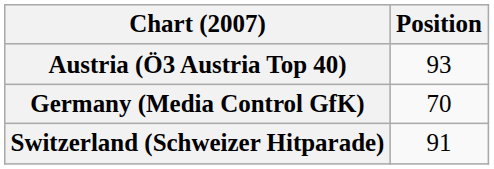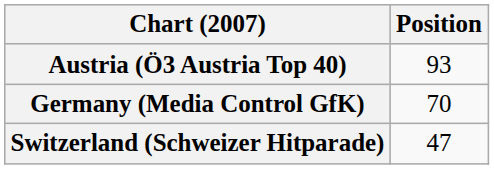(439, 143) 91 -> (439, 143) 47
